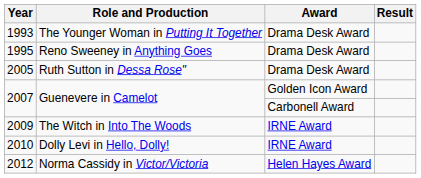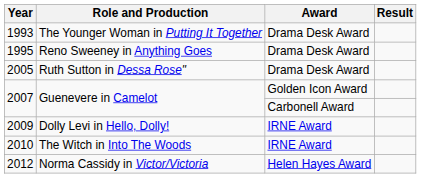(115, 126) The Witch in Into The Woods -> (104, 126) Dolly Levi in Hello, Dolly!
(104, 145) Dolly Levi in Hello, Dolly! -> (115, 145) The Witch in Into The Woods
